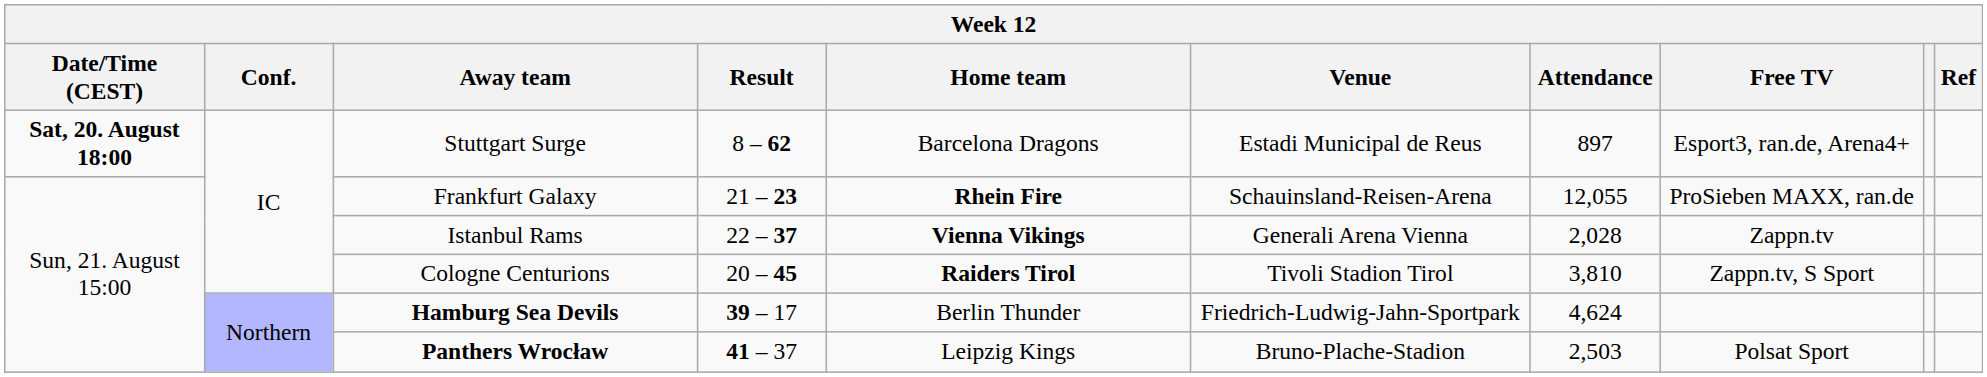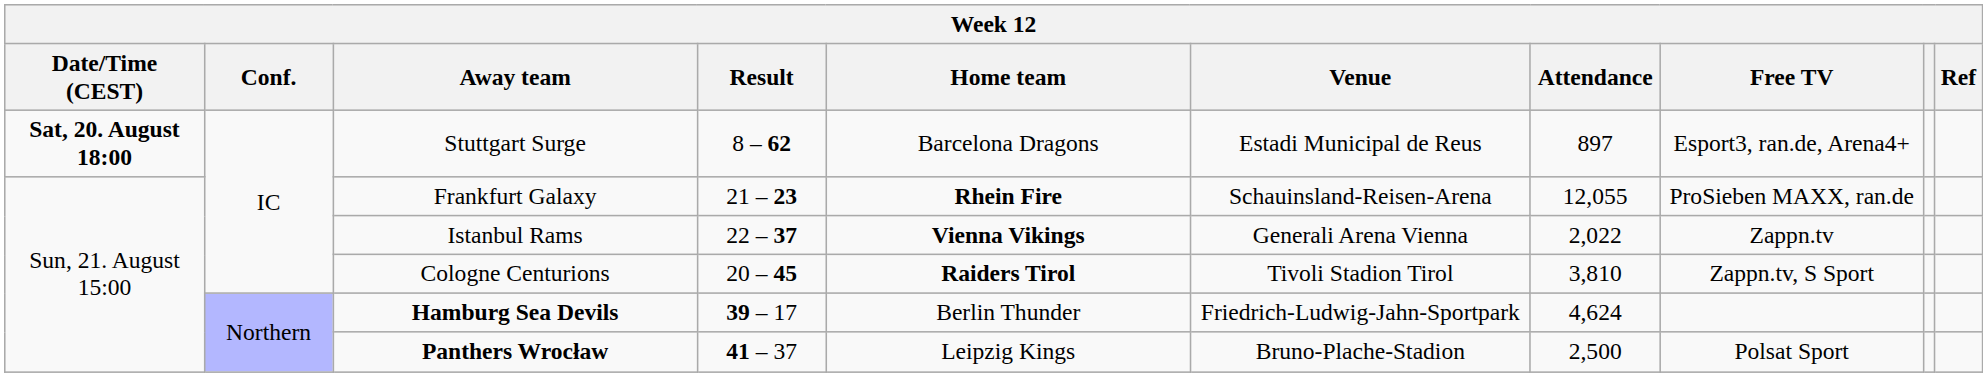(1595, 235) 2,028 -> (1595, 235) 2,022
(1595, 351) 2,503 -> (1595, 351) 2,500
